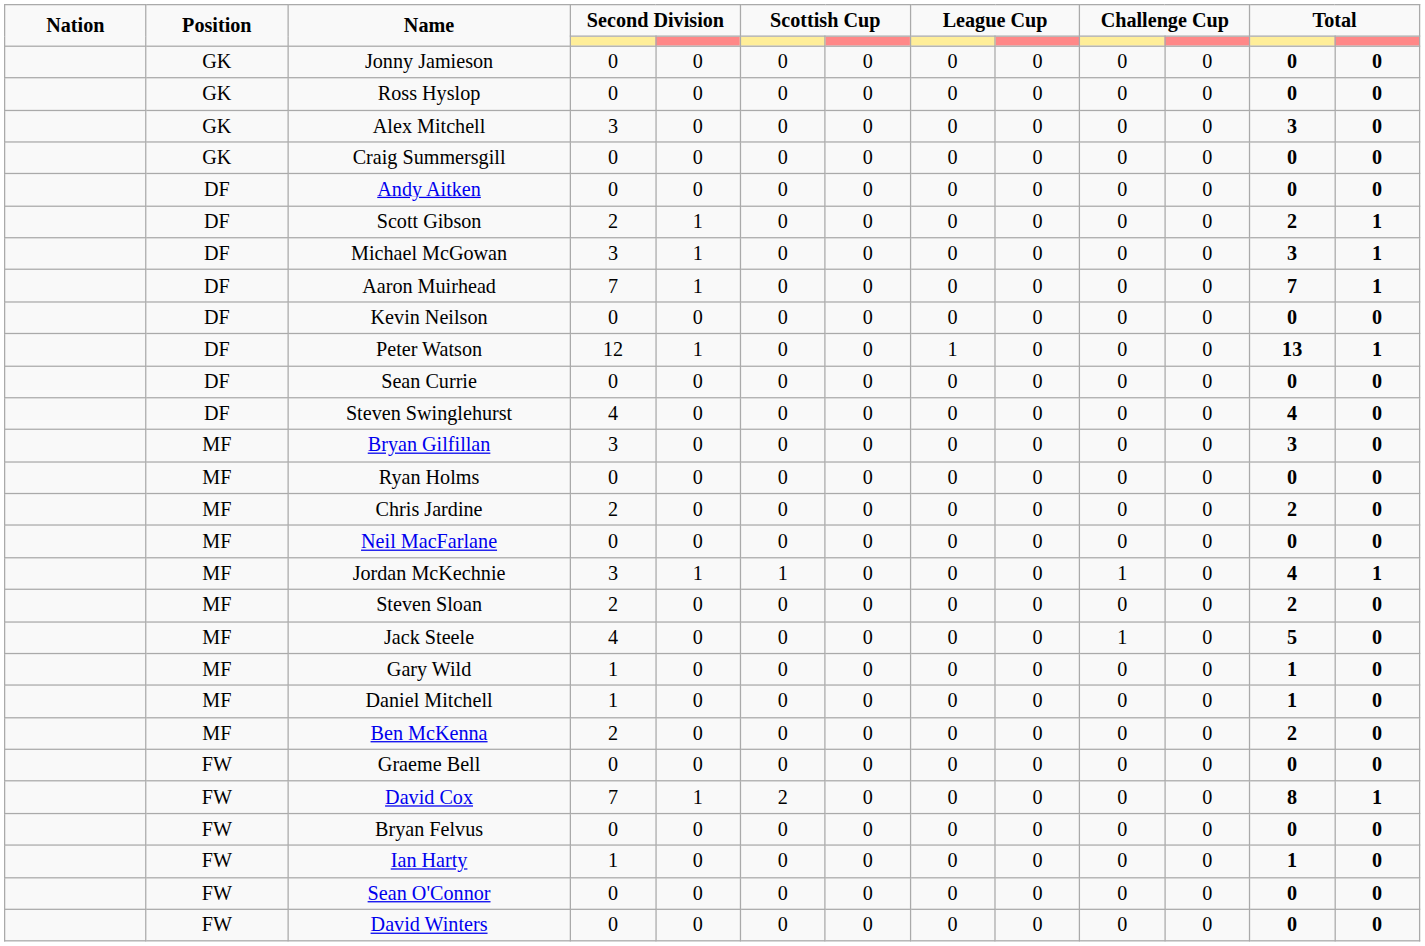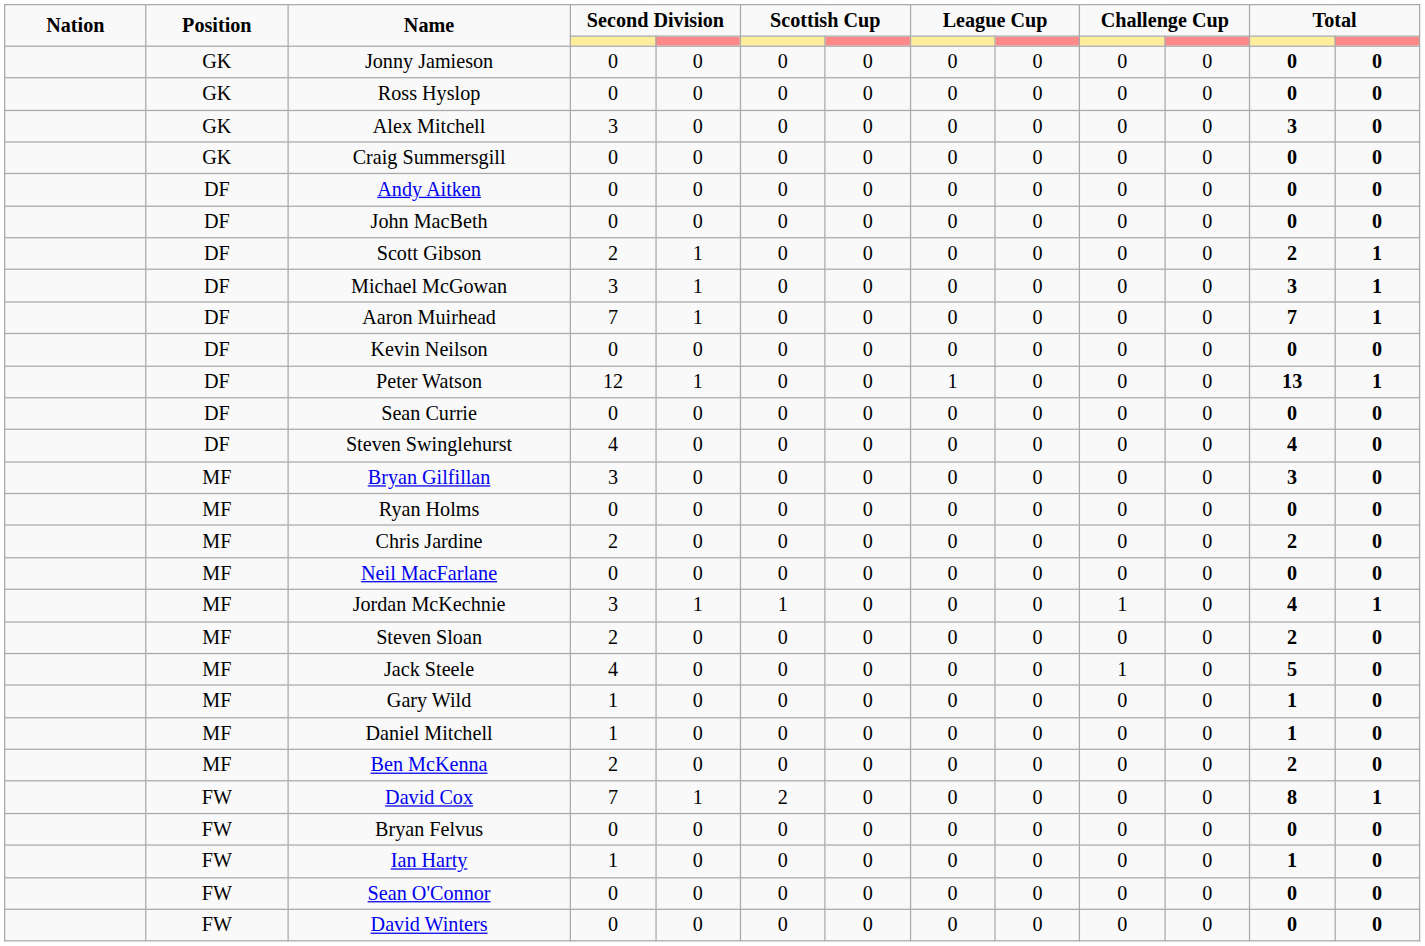+ row: (429, 221)
- row: (429, 765)
